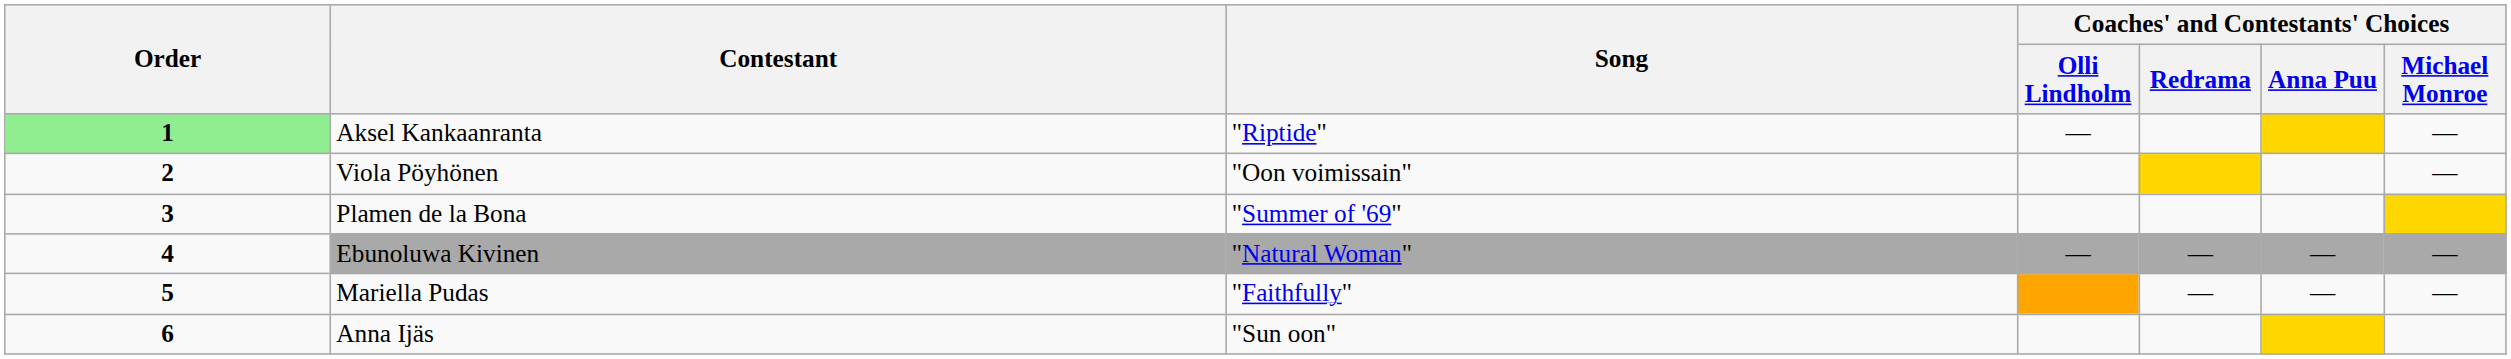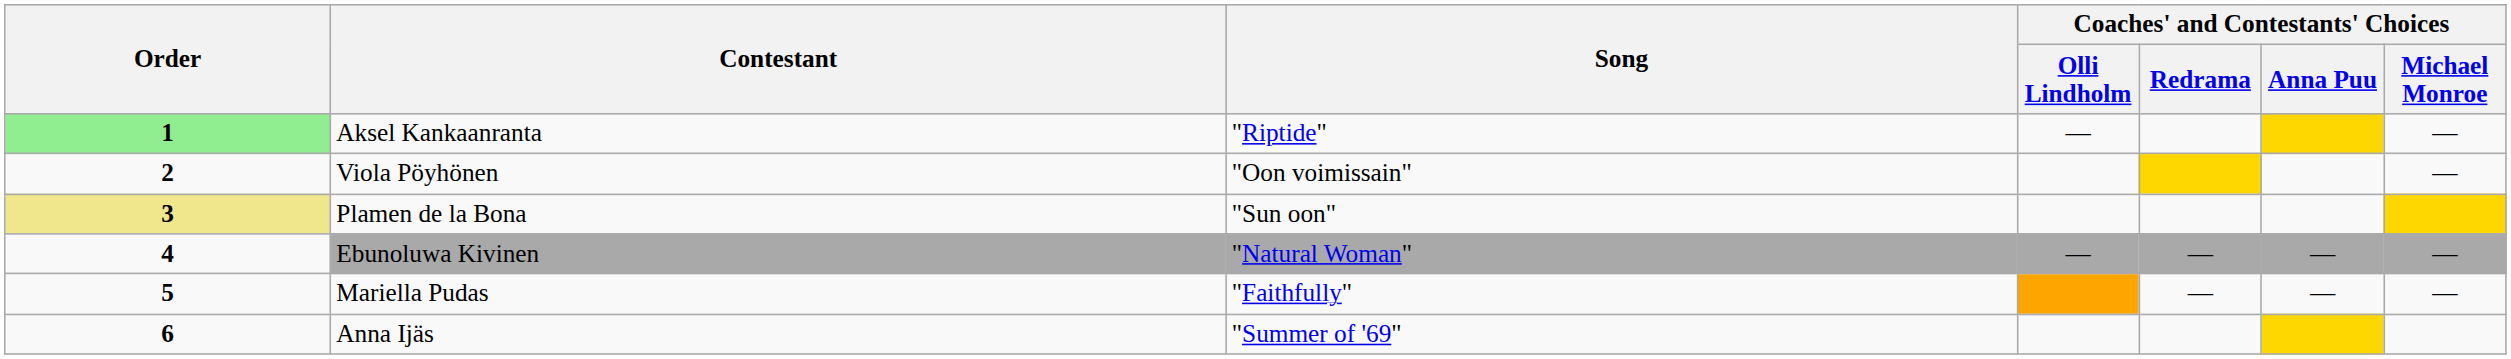(168, 213) no background -> (168, 213) khaki background
(1317, 213) "Summer of '69" -> (1284, 213) "Sun oon"
(1284, 333) "Sun oon" -> (1317, 333) "Summer of '69"
